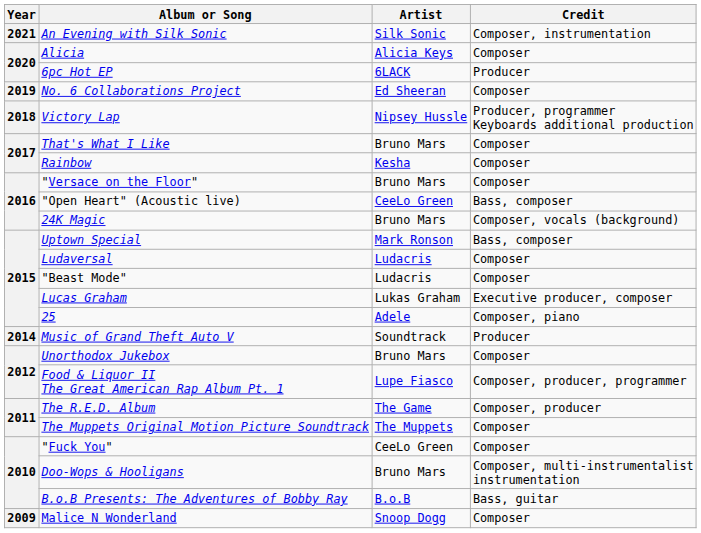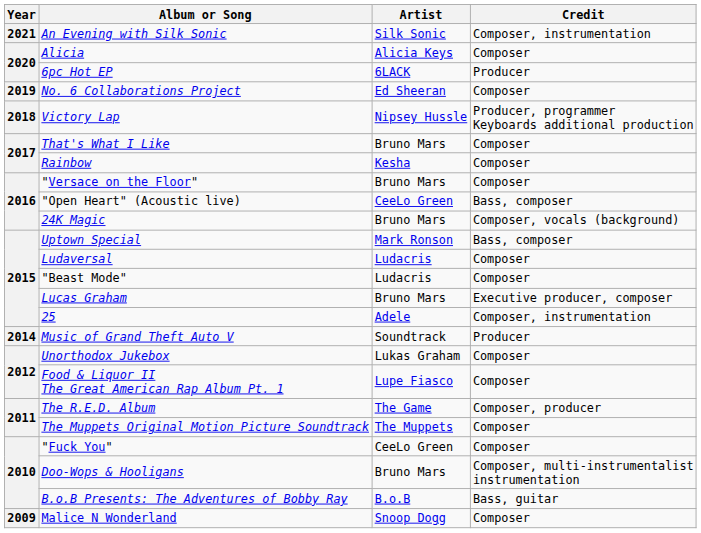(417, 298) Lukas Graham -> (410, 298) Bruno Mars
(526, 317) Composer, piano -> (562, 317) Composer, instrumentation
(410, 356) Bruno Mars -> (417, 356) Lukas Graham
(580, 382) Composer, producer, programmer -> (501, 382) Composer
